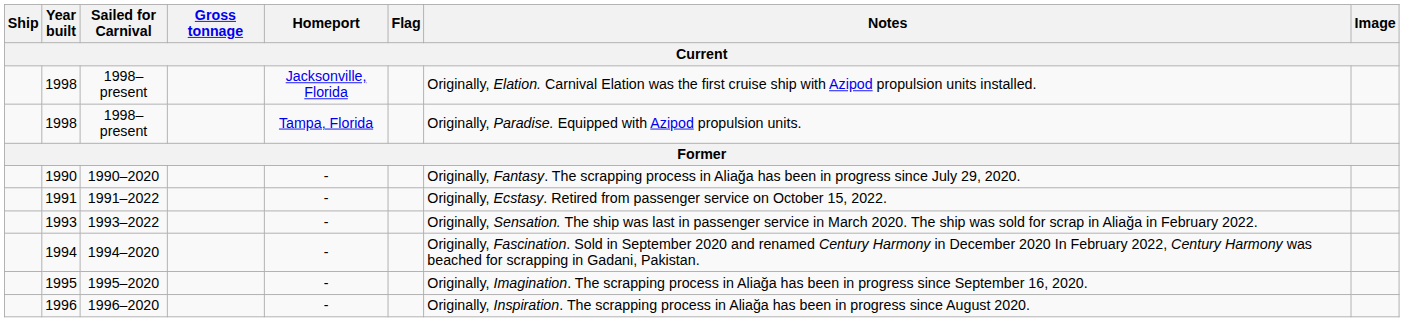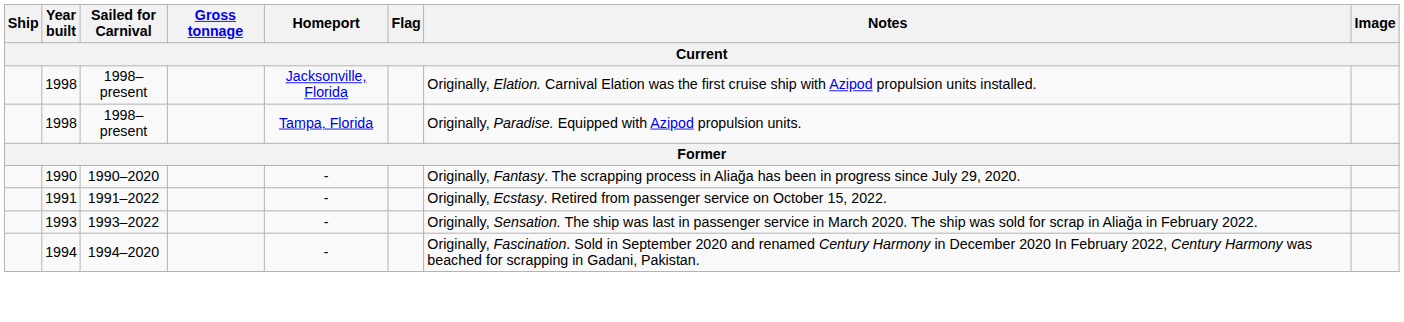- row: (61, 283)
- row: (61, 305)
